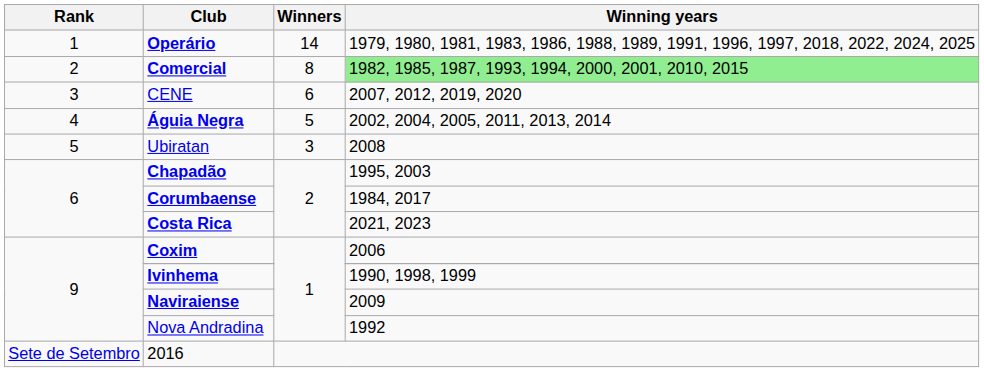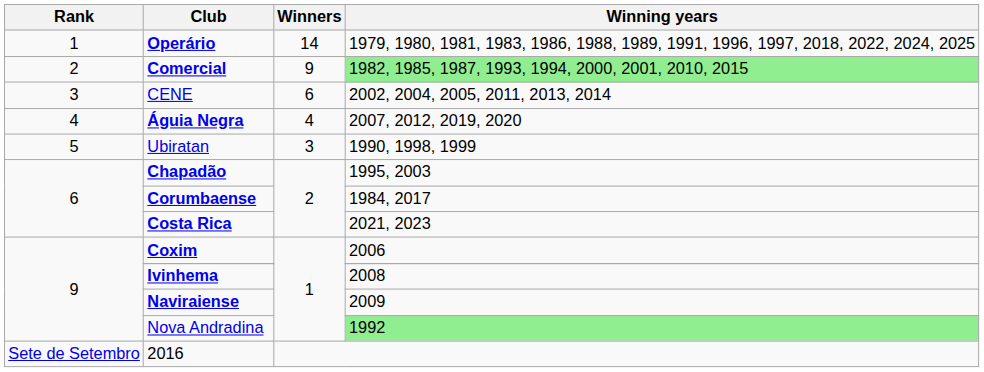(309, 69) 8 -> (309, 69) 9
(435, 95) 2007, 2012, 2019, 2020 -> (480, 95) 2002, 2004, 2005, 2011, 2013, 2014
(309, 120) 5 -> (309, 120) 4
(480, 120) 2002, 2004, 2005, 2011, 2013, 2014 -> (435, 120) 2007, 2012, 2019, 2020
(367, 146) 2008 -> (413, 146) 1990, 1998, 1999
(413, 276) 1990, 1998, 1999 -> (367, 276) 2008
(367, 328) no background -> (367, 328) lightgreen background
